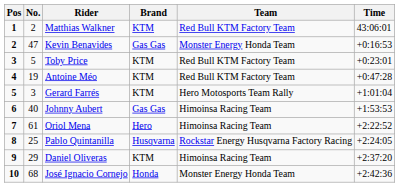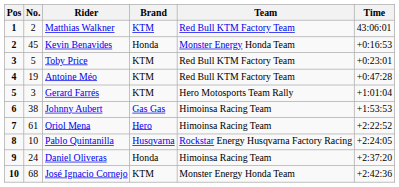(33, 44) 47 -> (33, 44) 45
(149, 44) Gas Gas -> (145, 44) Honda
(33, 109) 40 -> (33, 109) 38
(33, 141) 25 -> (33, 141) 10
(33, 157) 29 -> (33, 157) 24
(143, 157) KTM -> (145, 157) Honda
(145, 173) Honda -> (143, 173) KTM
